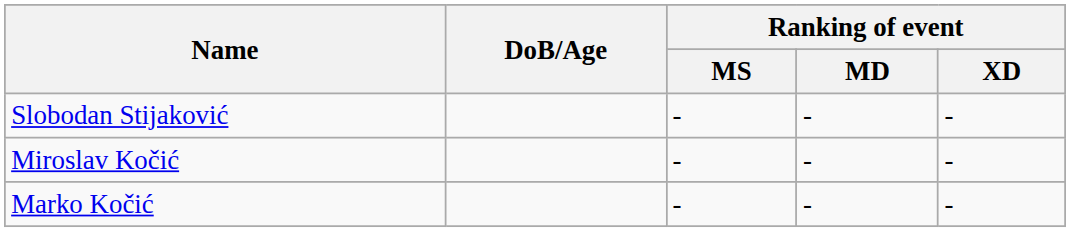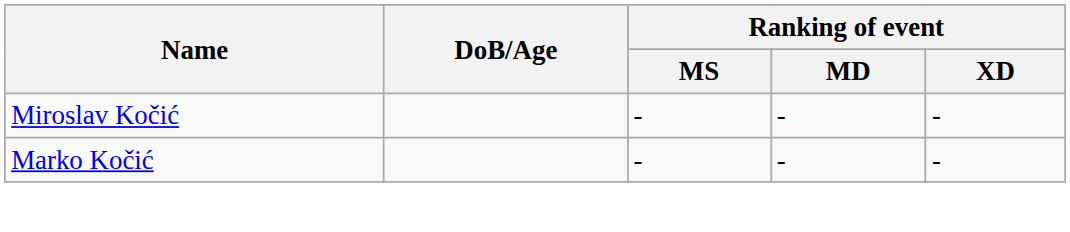- row: (120, 115)
